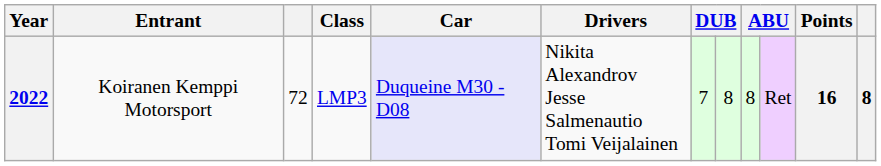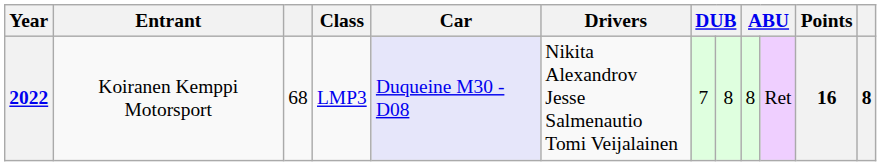(298, 97) 72 -> (298, 97) 68
